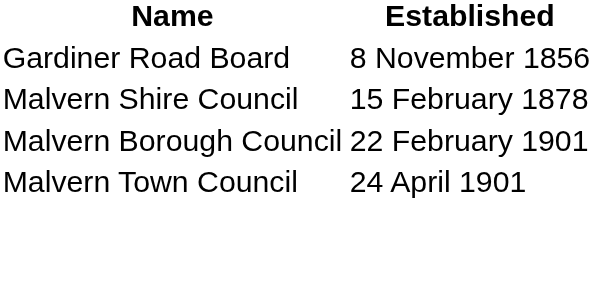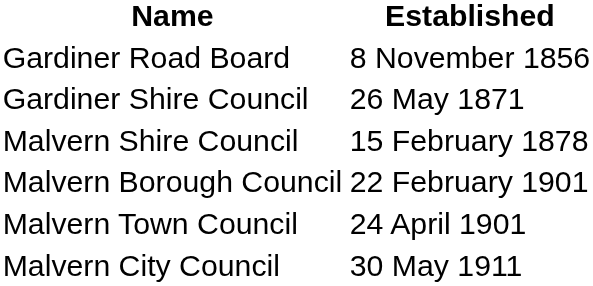+ row: (156, 99)
+ row: (141, 265)
